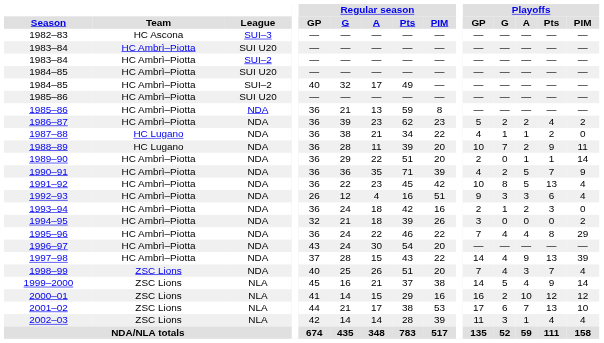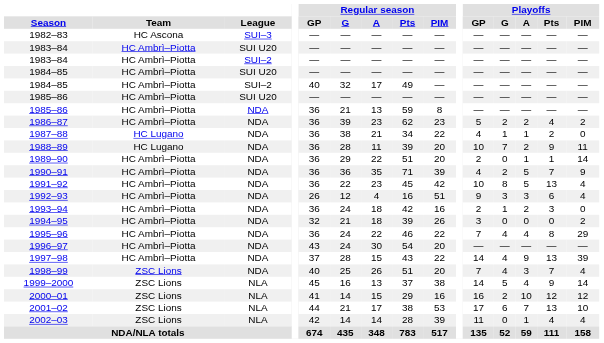(376, 283) 21 -> (376, 283) 13
(505, 320) 3 -> (505, 320) 0
